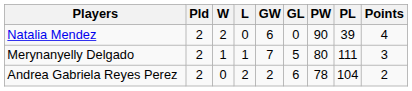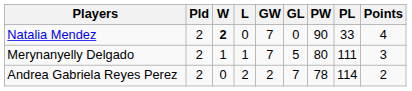(223, 34) normal -> (223, 34) bold
(270, 34) 6 -> (270, 34) 7
(348, 34) 39 -> (347, 34) 33
(296, 75) 6 -> (296, 75) 7
(348, 75) 104 -> (347, 75) 114
